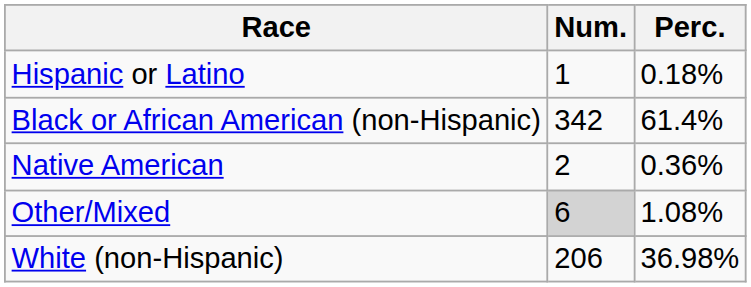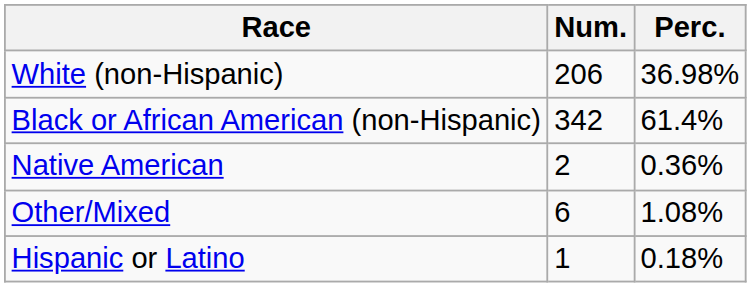rows swapped: (148, 258) <-> (128, 73)
(562, 212) lightgrey background -> (562, 212) no background
